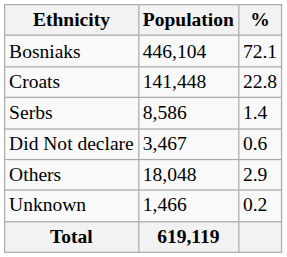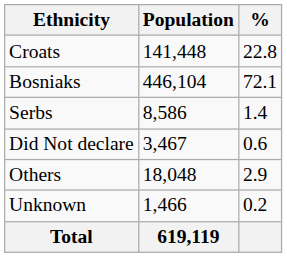rows swapped: (45, 50) <-> (35, 81)
